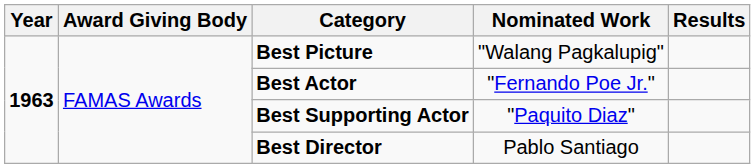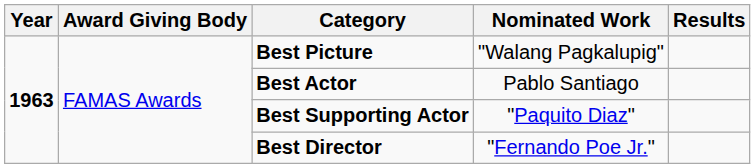(571, 83) "Fernando Poe Jr." -> (571, 83) Pablo Santiago
(571, 147) Pablo Santiago -> (571, 147) "Fernando Poe Jr."
